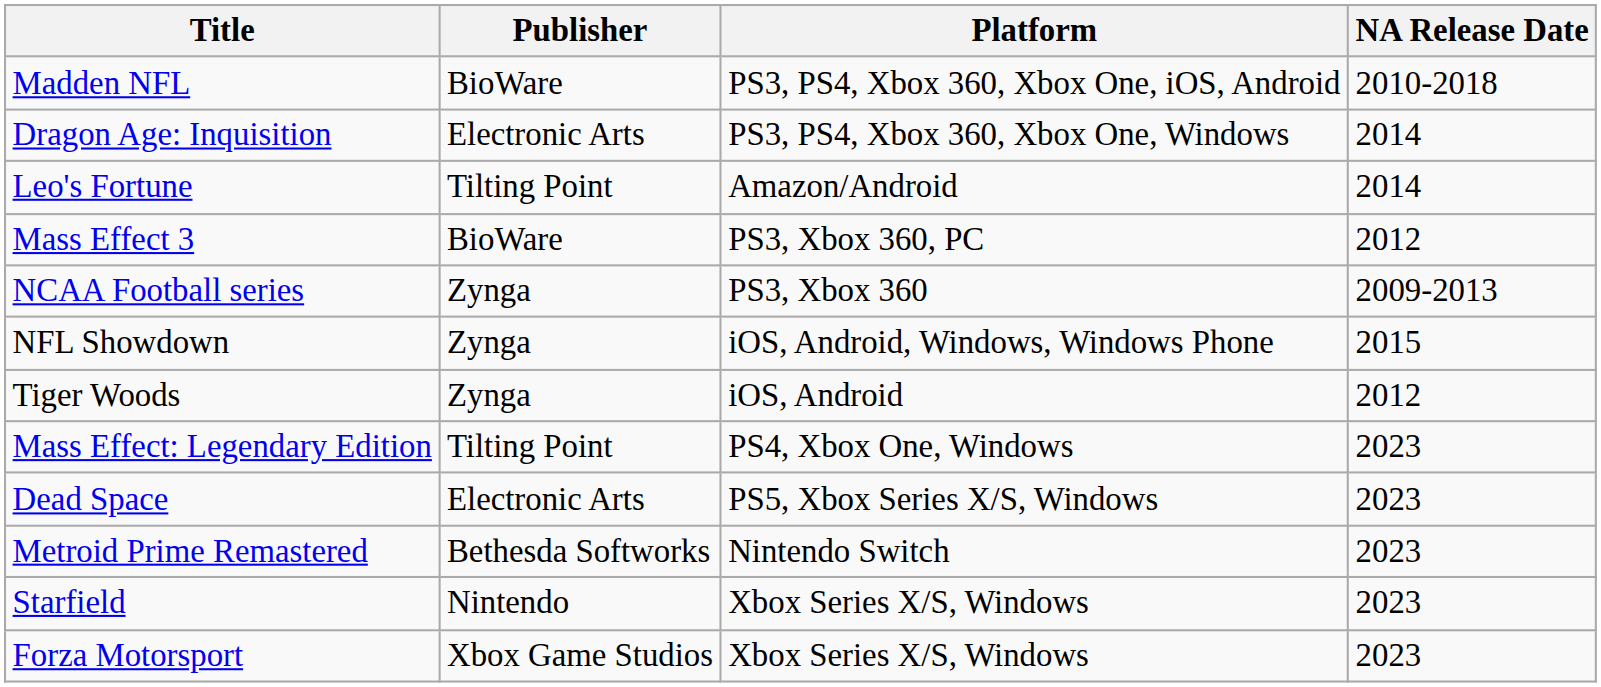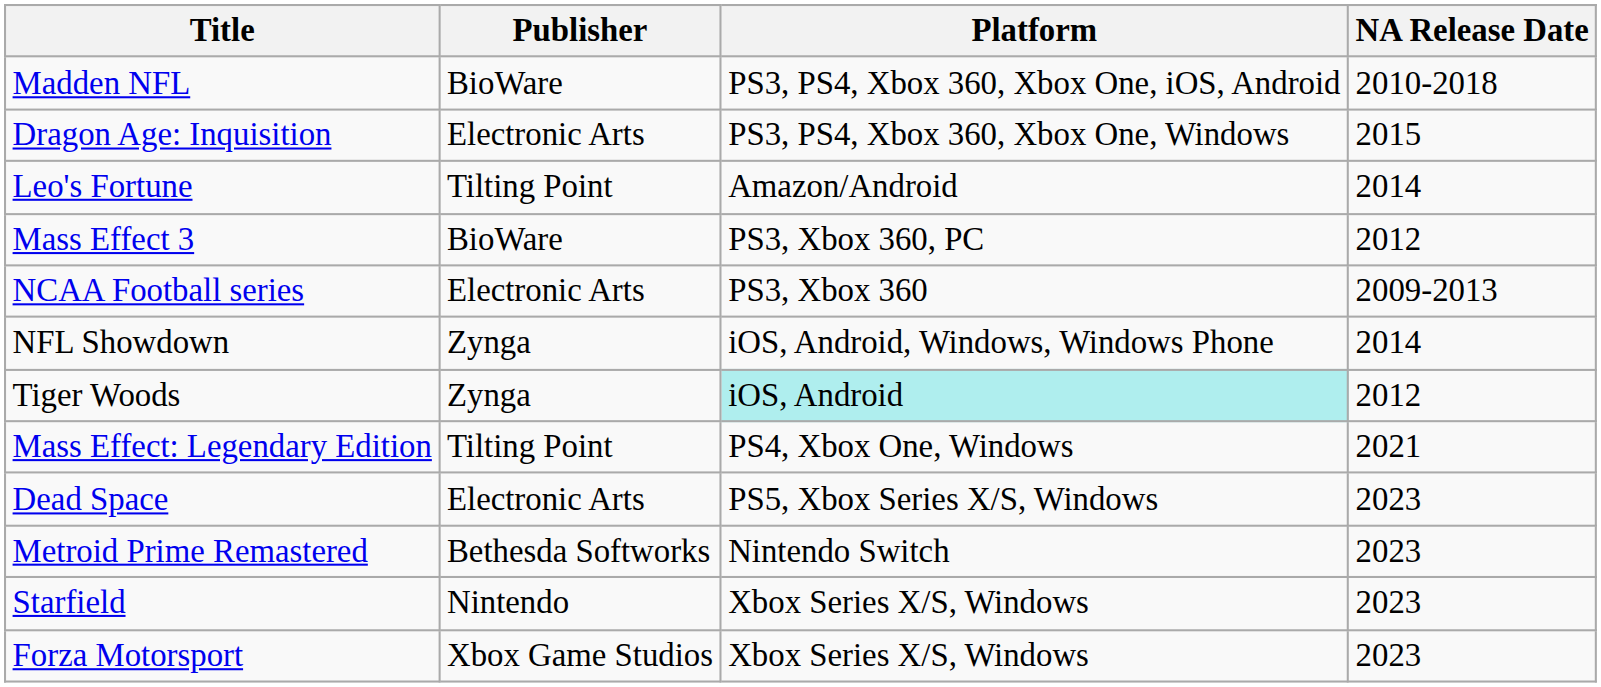(1388, 134) 2014 -> (1388, 134) 2015
(489, 290) Zynga -> (546, 290) Electronic Arts
(1388, 342) 2015 -> (1388, 342) 2014
(816, 394) no background -> (816, 394) paleturquoise background
(1388, 446) 2023 -> (1388, 446) 2021
